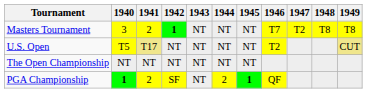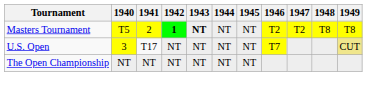(124, 29) 3 -> (124, 29) T5
(199, 29) normal -> (199, 29) bold
(274, 29) T7 -> (274, 29) T2
(124, 46) T5 -> (124, 46) 3
(149, 46) khaki background -> (149, 46) no background
(274, 46) T2 -> (274, 46) T7
- row: (48, 80)
